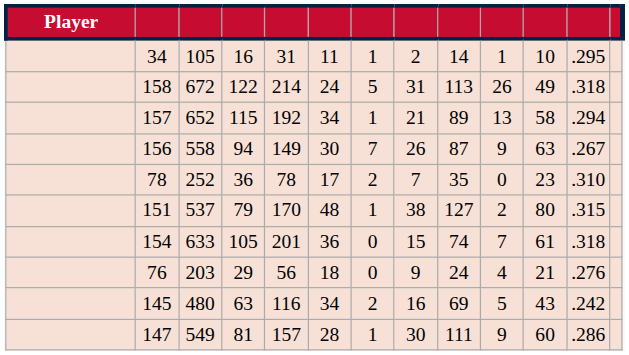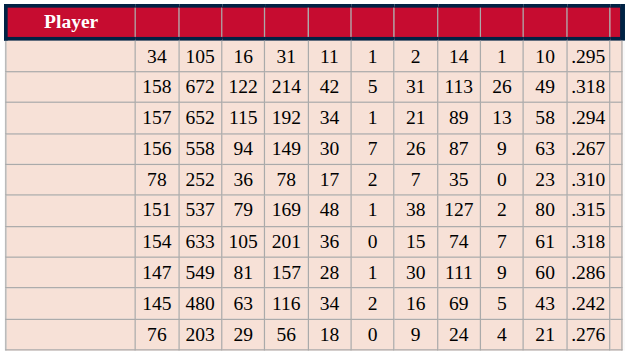(329, 86) 24 -> (329, 86) 42
(286, 210) 170 -> (286, 210) 169
rows swapped: (157, 334) <-> (157, 272)
